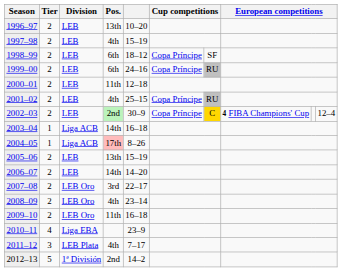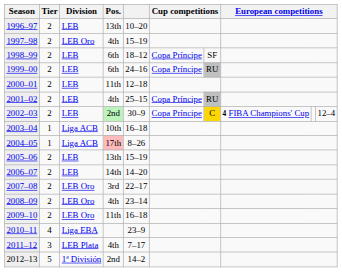(70, 40) LEB -> (78, 40) LEB Oro
(113, 128) 14th -> (113, 128) 10th
